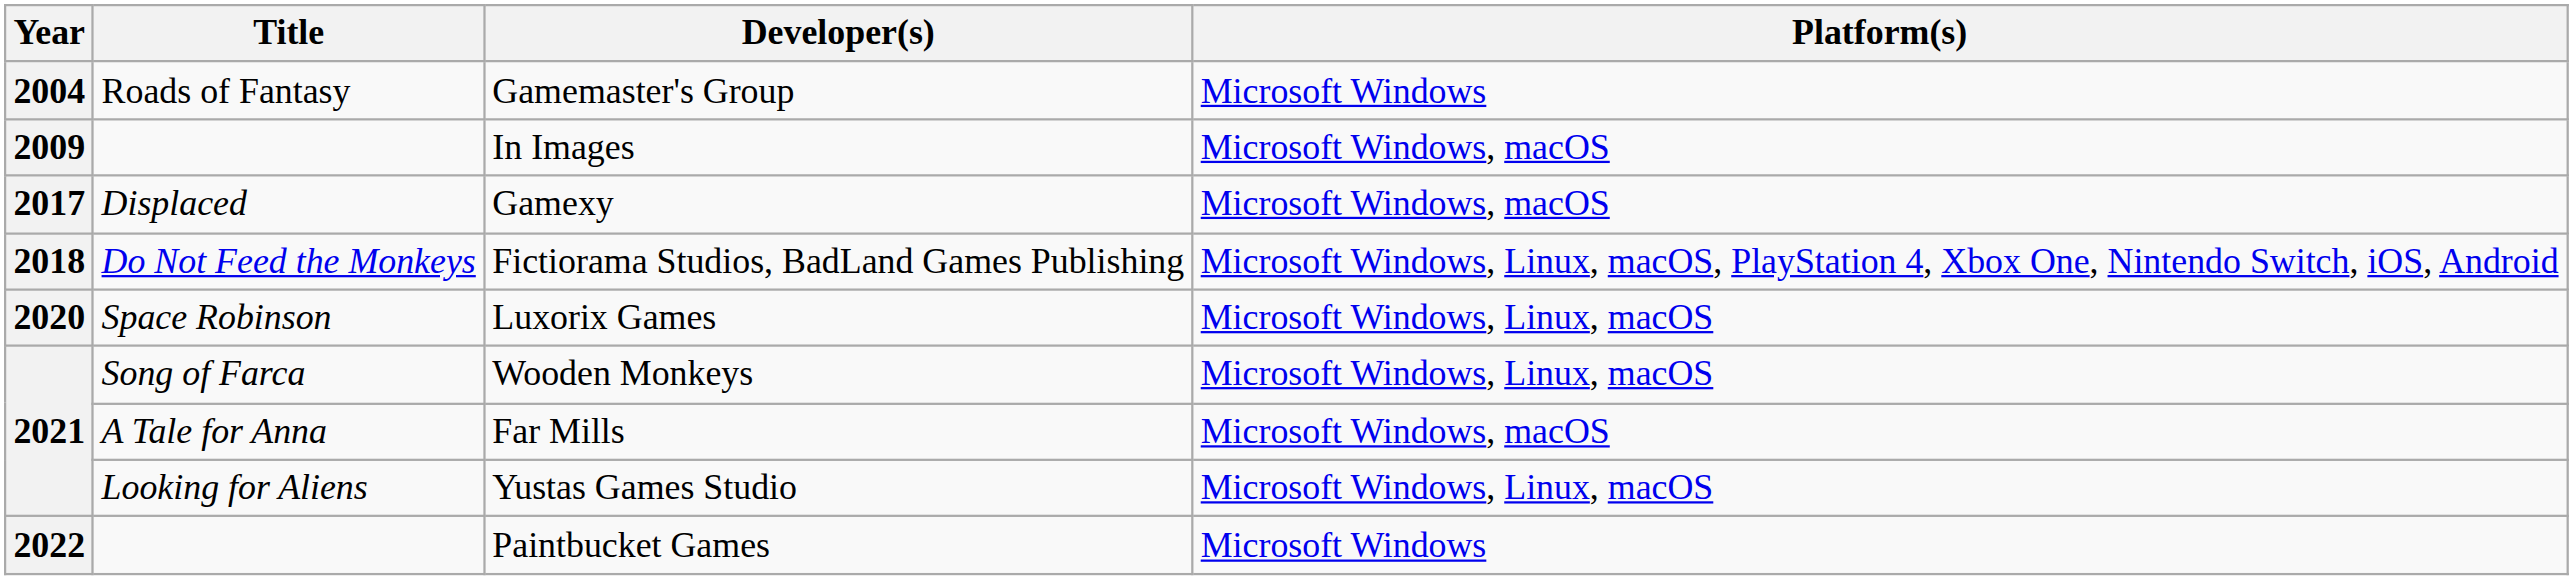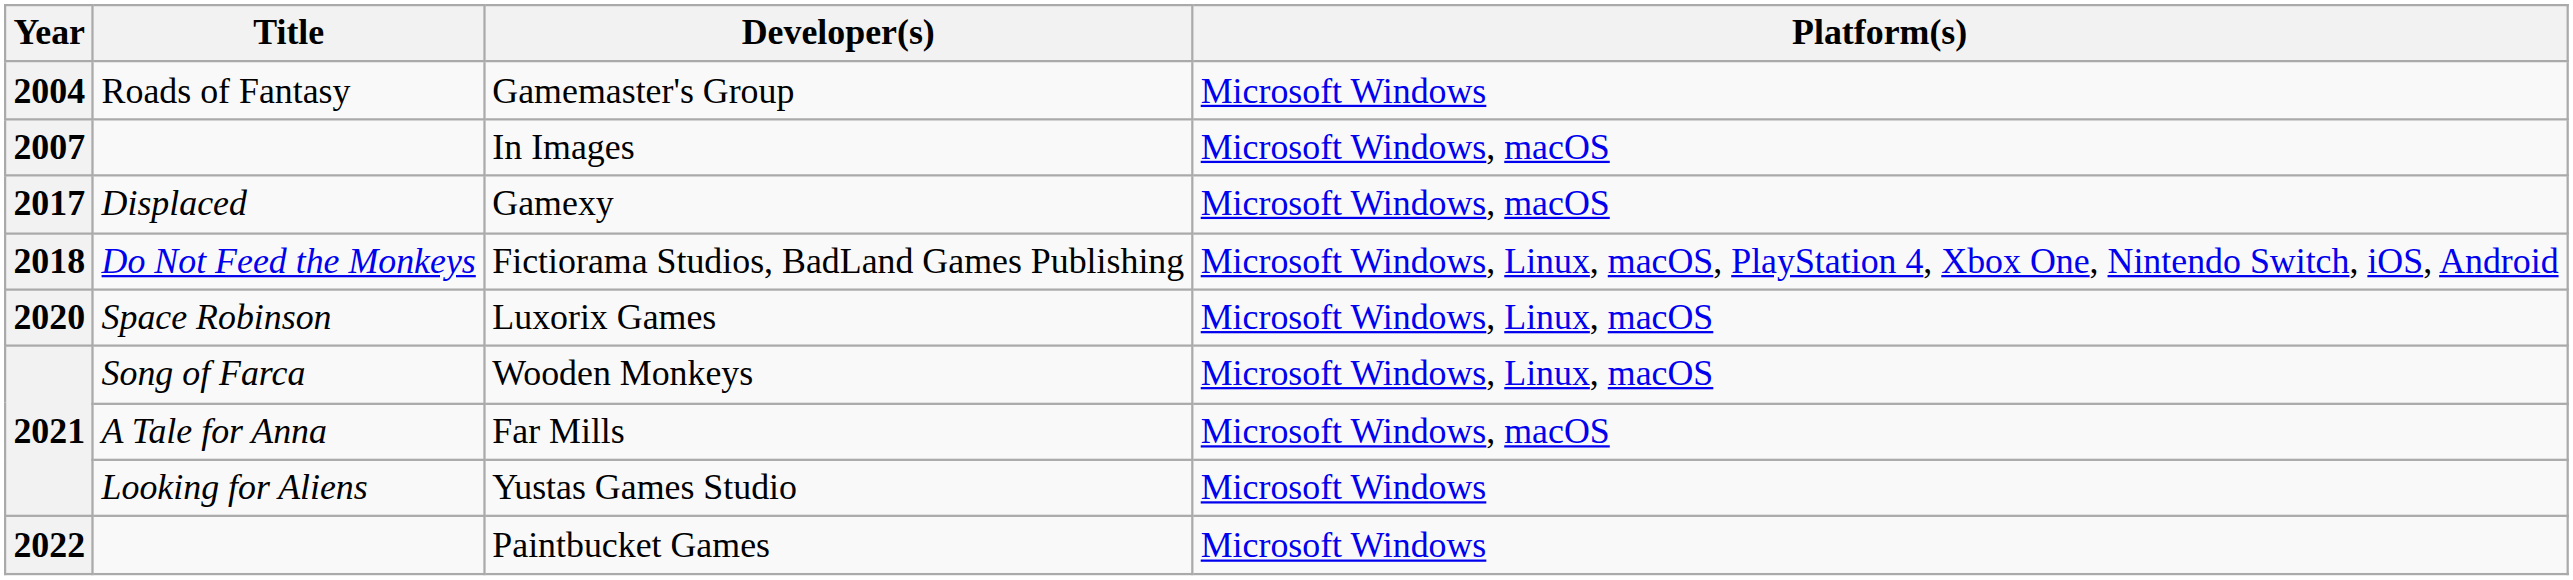(49, 146) 2009 -> (49, 146) 2007
(1457, 487) Microsoft Windows, Linux, macOS -> (1344, 487) Microsoft Windows
